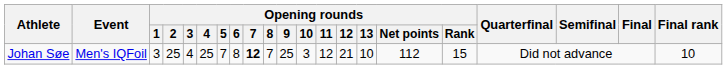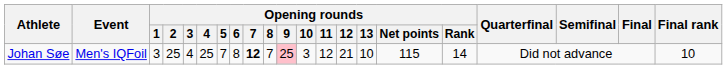(287, 54) no background -> (287, 54) pink background
(409, 54) 112 -> (409, 54) 115
(460, 54) 15 -> (460, 54) 14
